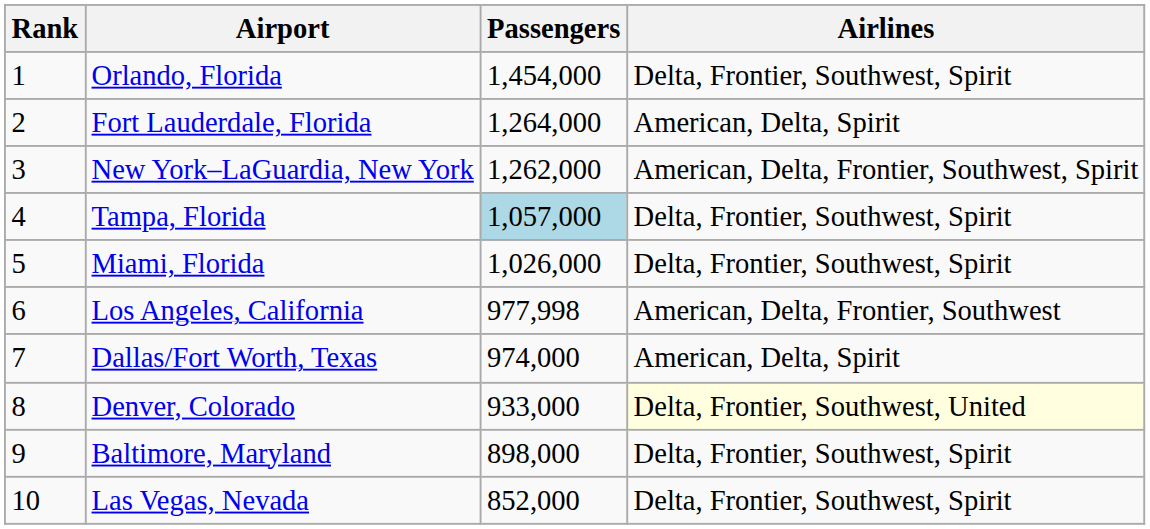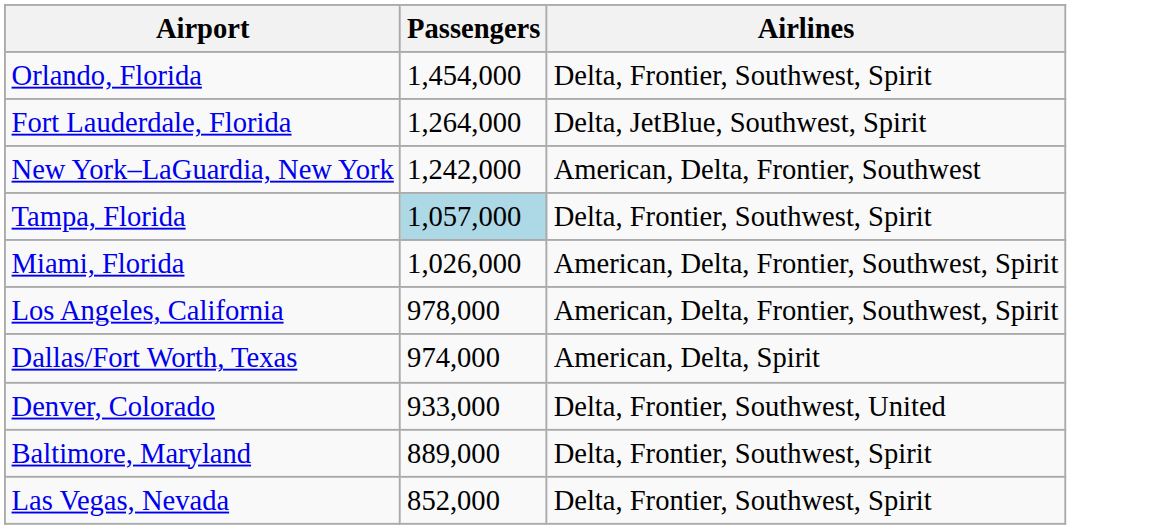- column: (45, 28)
(767, 122) American, Delta, Spirit -> (740, 122) Delta, JetBlue, Southwest, Spirit
(544, 169) 1,262,000 -> (464, 169) 1,242,000
(886, 169) American, Delta, Frontier, Southwest, Spirit -> (767, 169) American, Delta, Frontier, Southwest
(823, 263) Delta, Frontier, Southwest, Spirit -> (806, 263) American, Delta, Frontier, Southwest, Spirit
(533, 310) 977,998 -> (454, 310) 978,000
(847, 310) American, Delta, Frontier, Southwest -> (806, 310) American, Delta, Frontier, Southwest, Spirit
(830, 405) lightyellow background -> (750, 405) no background
(533, 452) 898,000 -> (454, 452) 889,000
